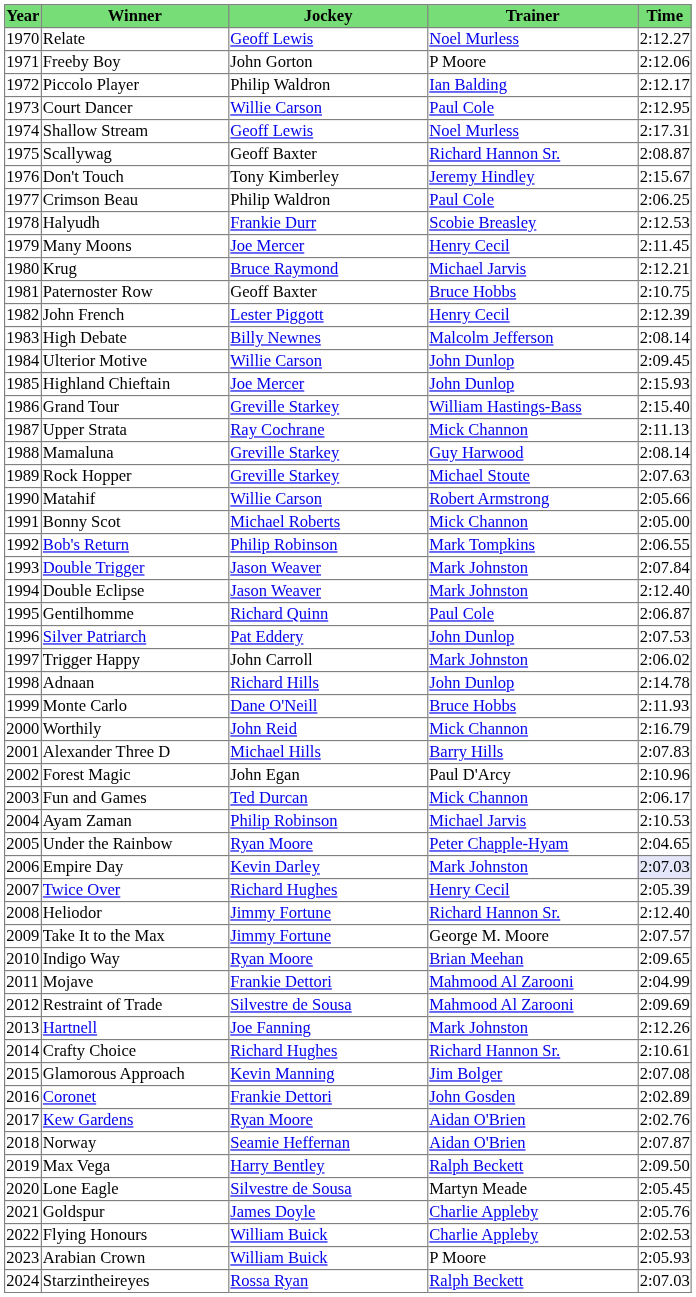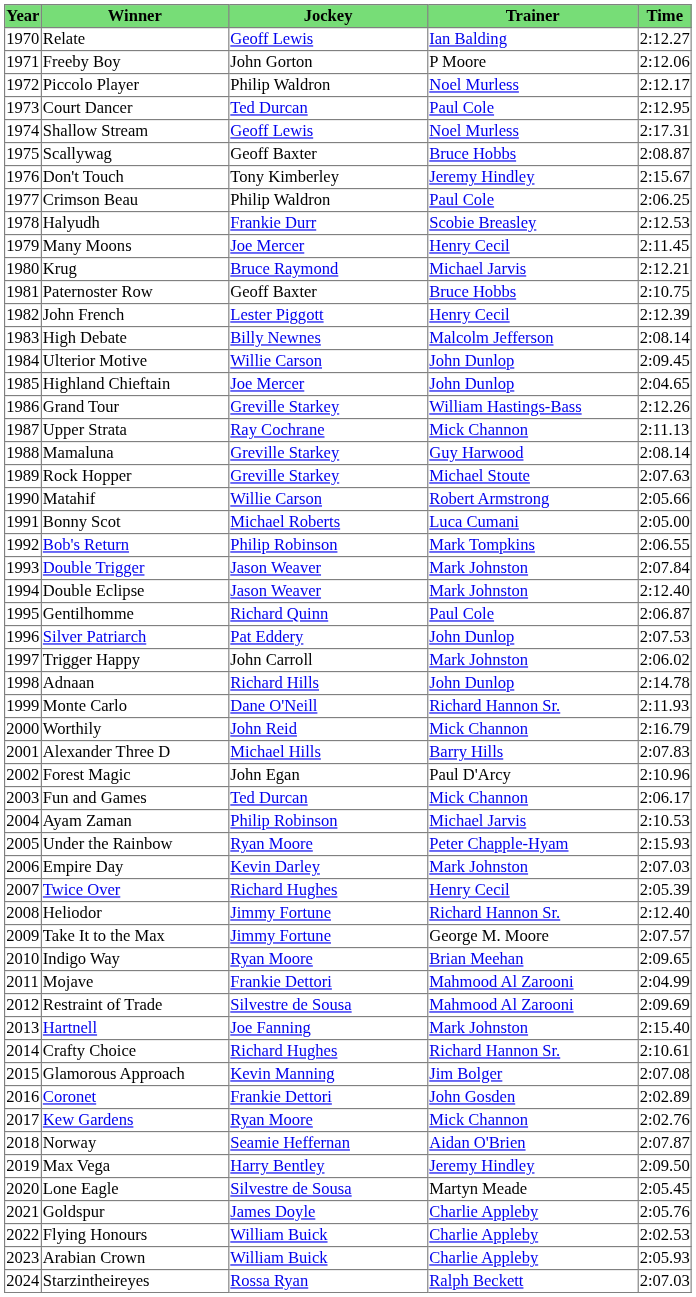(474, 38) Noel Murless -> (468, 38) Ian Balding
(468, 84) Ian Balding -> (474, 84) Noel Murless
(276, 107) Willie Carson -> (269, 107) Ted Durcan
(495, 154) Richard Hannon Sr. -> (473, 154) Bruce Hobbs
(665, 383) 2:15.93 -> (665, 383) 2:04.65
(665, 406) 2:15.40 -> (665, 406) 2:12.26
(479, 521) Mick Channon -> (474, 521) Luca Cumani
(473, 706) Bruce Hobbs -> (495, 706) Richard Hannon Sr.
(665, 844) 2:04.65 -> (665, 844) 2:15.93
(665, 866) lavender background -> (665, 866) no background
(665, 1027) 2:12.26 -> (665, 1027) 2:15.40
(477, 1119) Aidan O'Brien -> (479, 1119) Mick Channon
(476, 1165) Ralph Beckett -> (482, 1165) Jeremy Hindley
(458, 1257) P Moore -> (484, 1257) Charlie Appleby
